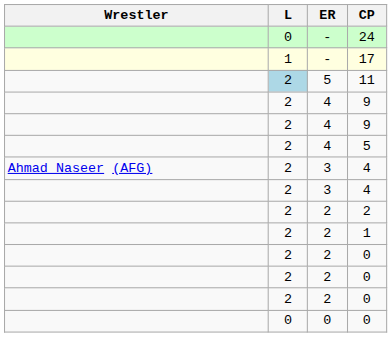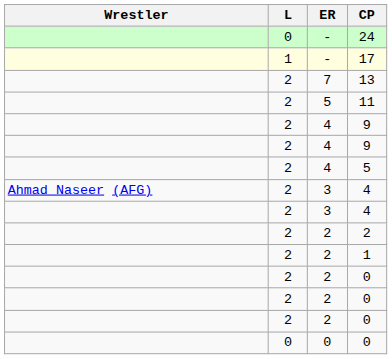+ row: (327, 81)
(288, 81) lightblue background -> (288, 103) no background
